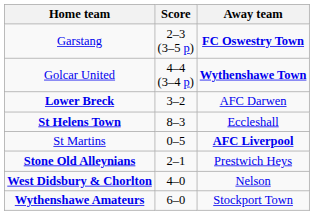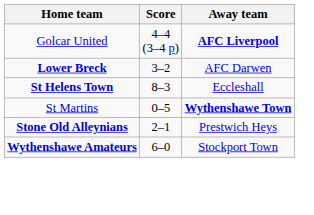- row: (80, 41)
(253, 75) Wythenshawe Town -> (238, 41) AFC Liverpool
(253, 141) AFC Liverpool -> (238, 107) Wythenshawe Town
- row: (80, 181)
